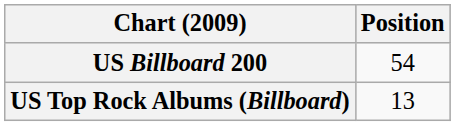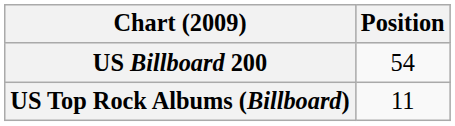(403, 100) 13 -> (403, 100) 11
